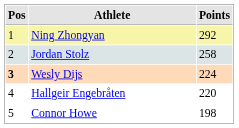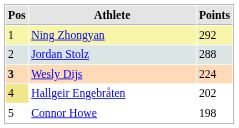(208, 54) 258 -> (208, 54) 288
(11, 93) no background -> (11, 93) khaki background
(208, 93) 220 -> (208, 93) 202
